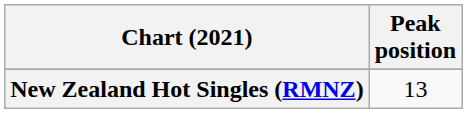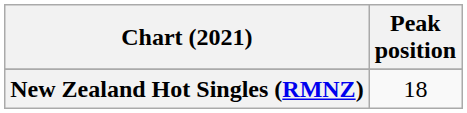(415, 88) 13 -> (415, 88) 18
